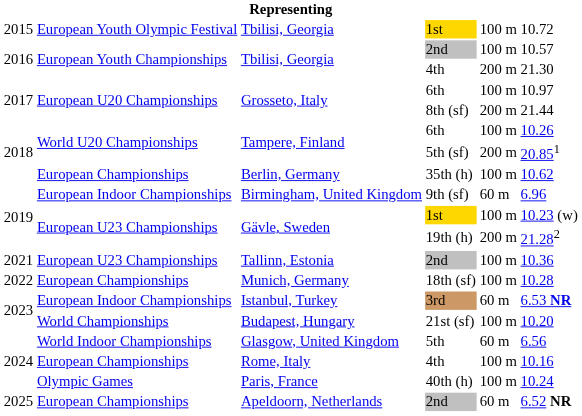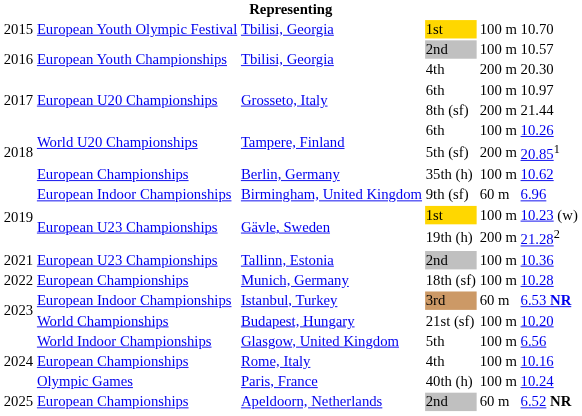(537, 29) 10.72 -> (537, 29) 10.70
(537, 69) 21.30 -> (537, 69) 20.30
(495, 340) 60 m -> (498, 340) 100 m
